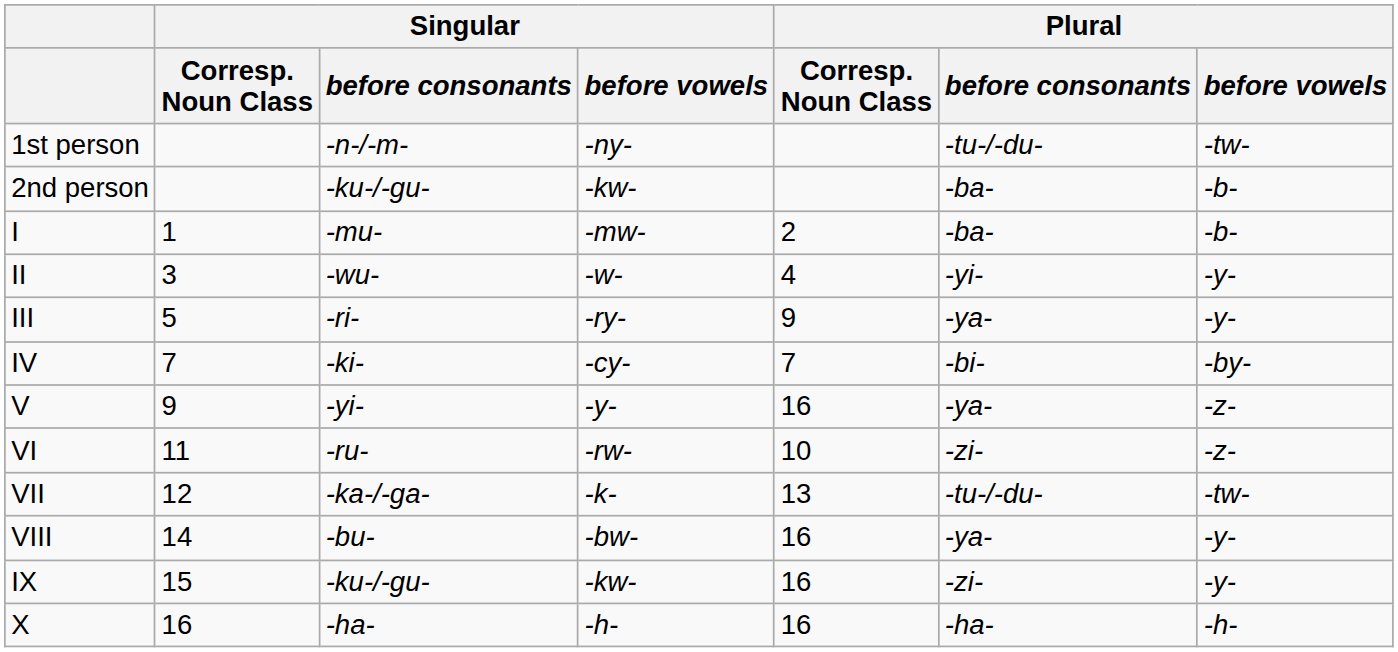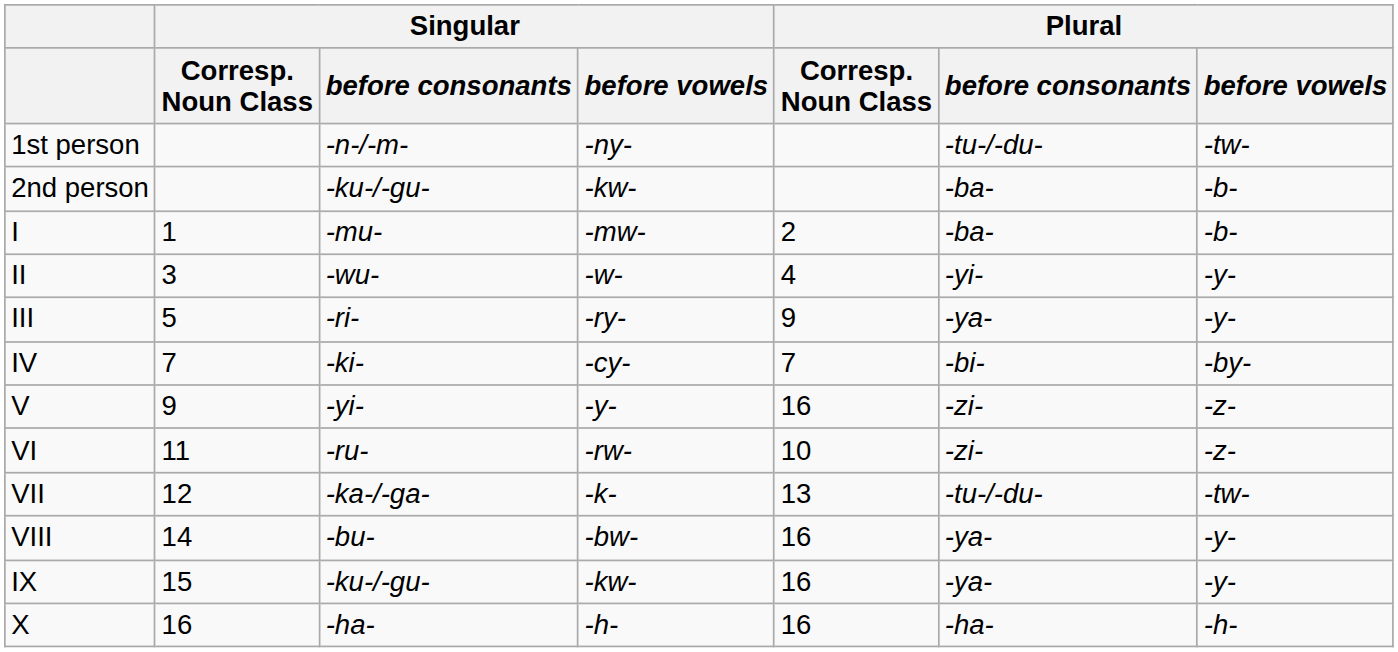(969, 406) -ya- -> (964, 406) -zi-
(964, 581) -zi- -> (969, 581) -ya-
